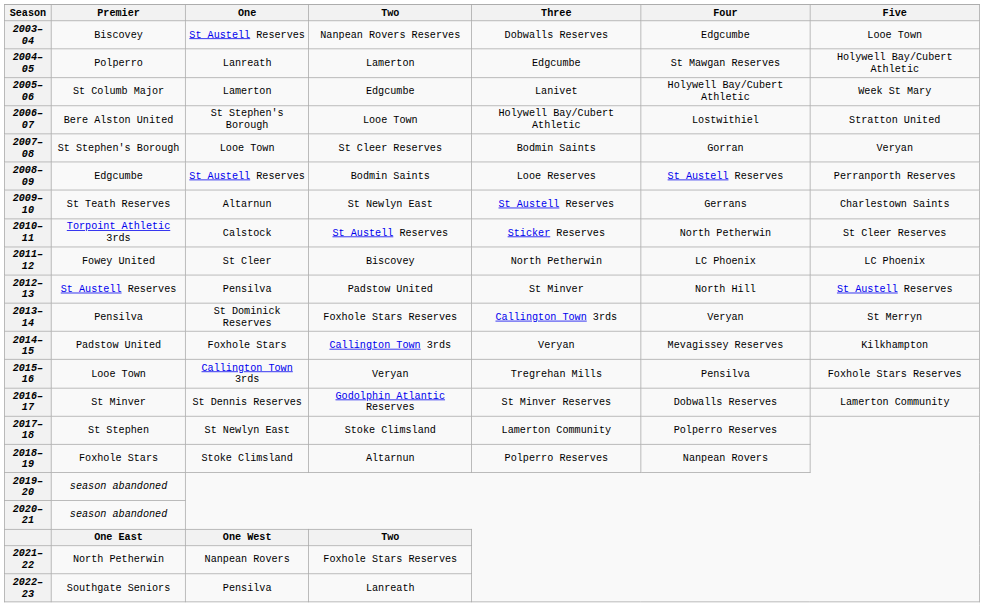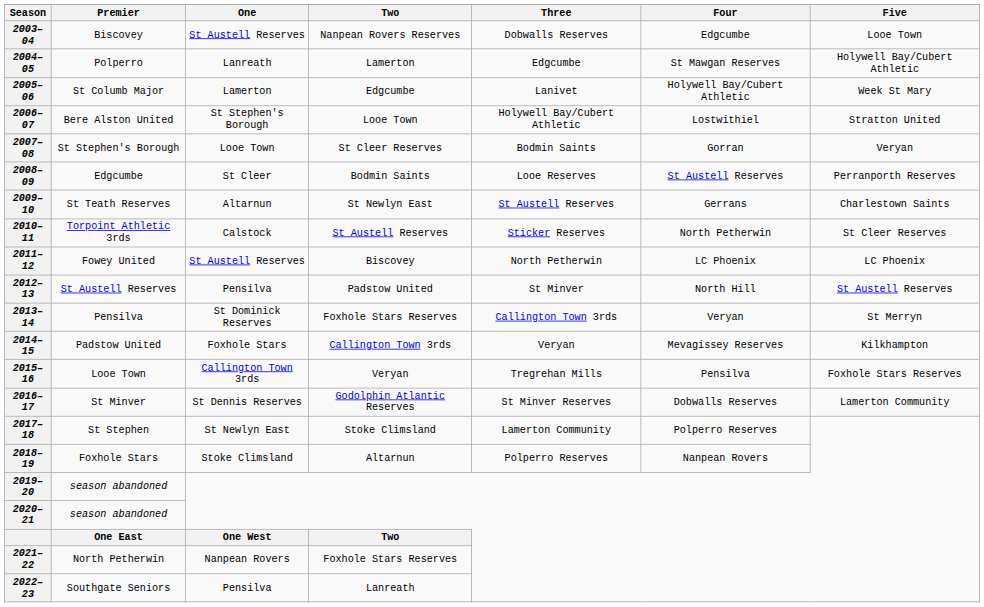(247, 176) St Austell Reserves -> (247, 176) St Cleer
(247, 261) St Cleer -> (247, 261) St Austell Reserves
